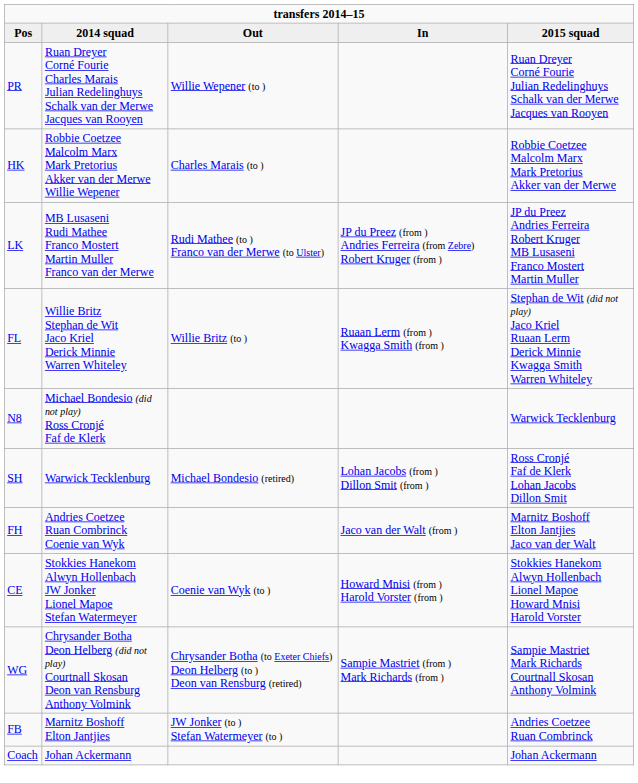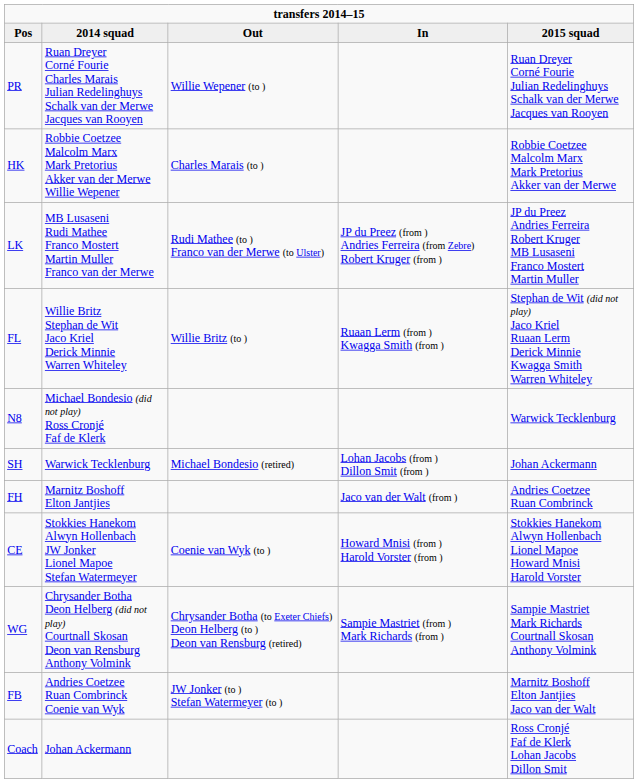(543, 477) Ross Cronjé Faf de Klerk Lohan Jacobs Dillon Smit -> (554, 464) Johan Ackermann
(86, 530) Andries Coetzee Ruan Combrinck Coenie van Wyk -> (85, 497) Marnitz Boshoff Elton Jantjies
(553, 530) Marnitz Boshoff Elton Jantjies Jaco van der Walt -> (552, 497) Andries Coetzee Ruan Combrinck
(85, 729) Marnitz Boshoff Elton Jantjies -> (86, 695) Andries Coetzee Ruan Combrinck Coenie van Wyk
(552, 729) Andries Coetzee Ruan Combrinck -> (553, 695) Marnitz Boshoff Elton Jantjies Jaco van der Walt
(554, 755) Johan Ackermann -> (543, 748) Ross Cronjé Faf de Klerk Lohan Jacobs Dillon Smit
